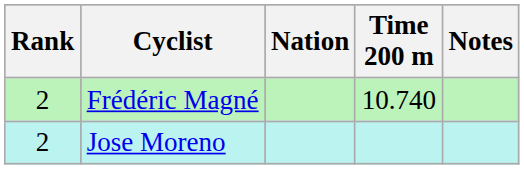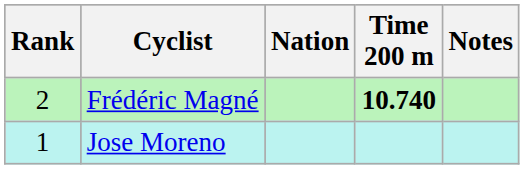(399, 99) normal -> (399, 99) bold
(43, 142) 2 -> (43, 142) 1
